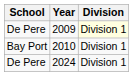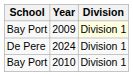(26, 29) De Pere -> (27, 29) Bay Port
rows swapped: (64, 46) <-> (64, 63)
